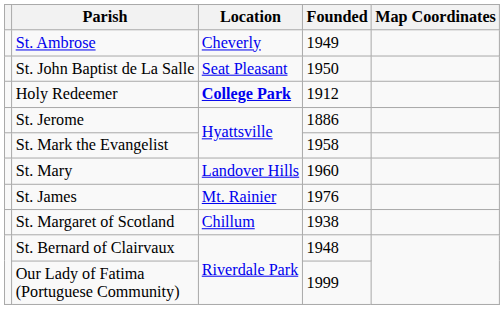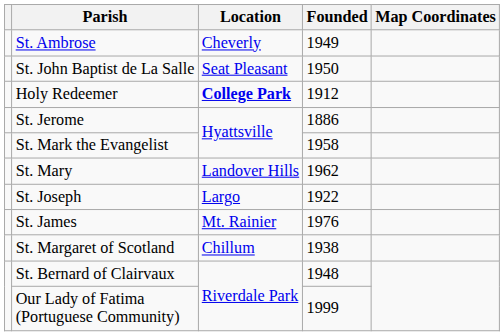(323, 171) 1960 -> (323, 171) 1962
+ row: (48, 196)
